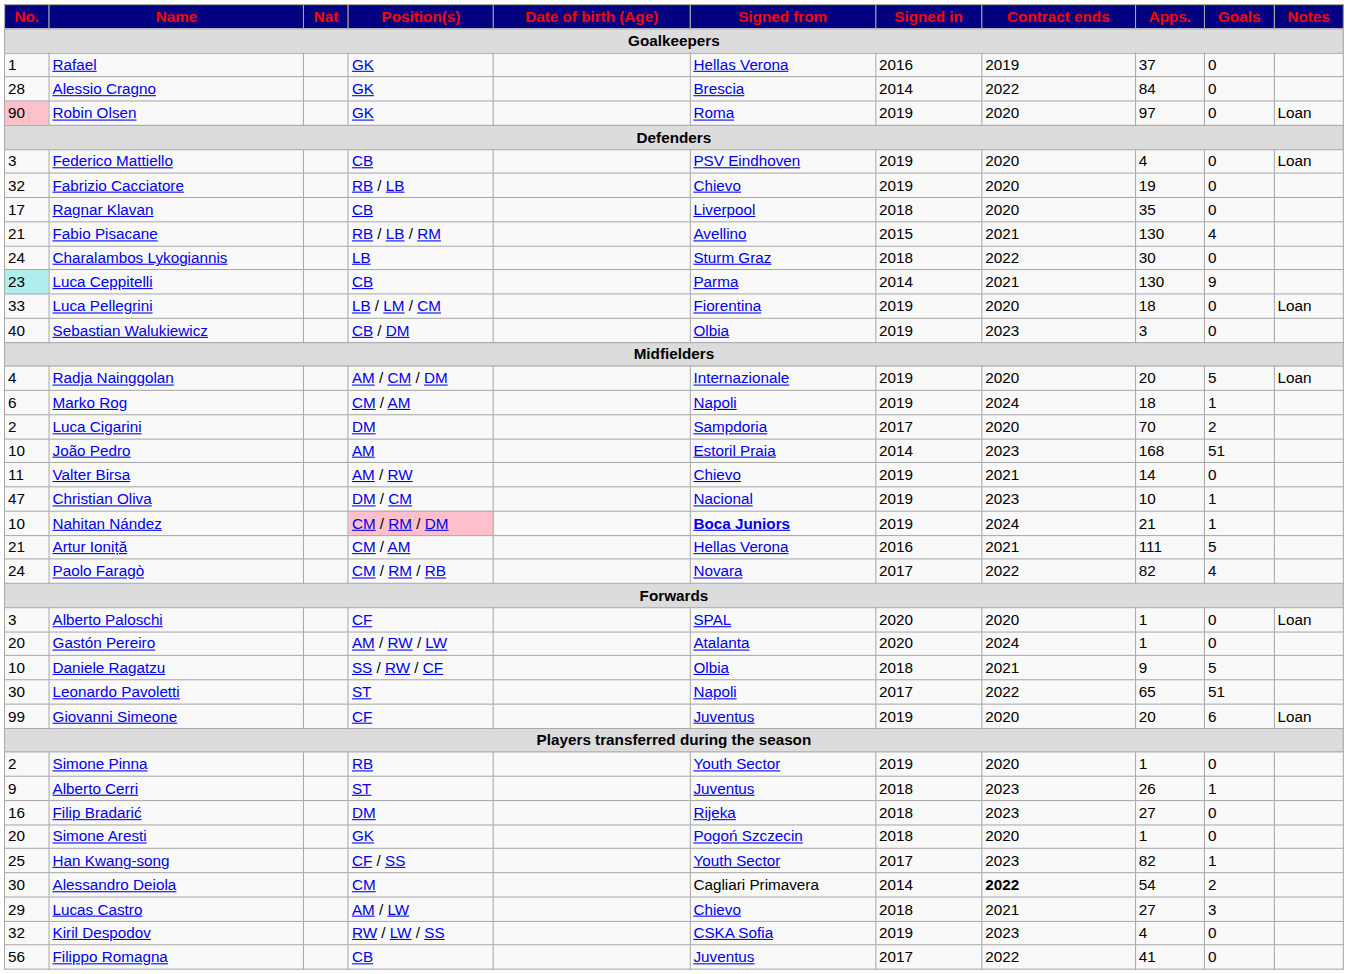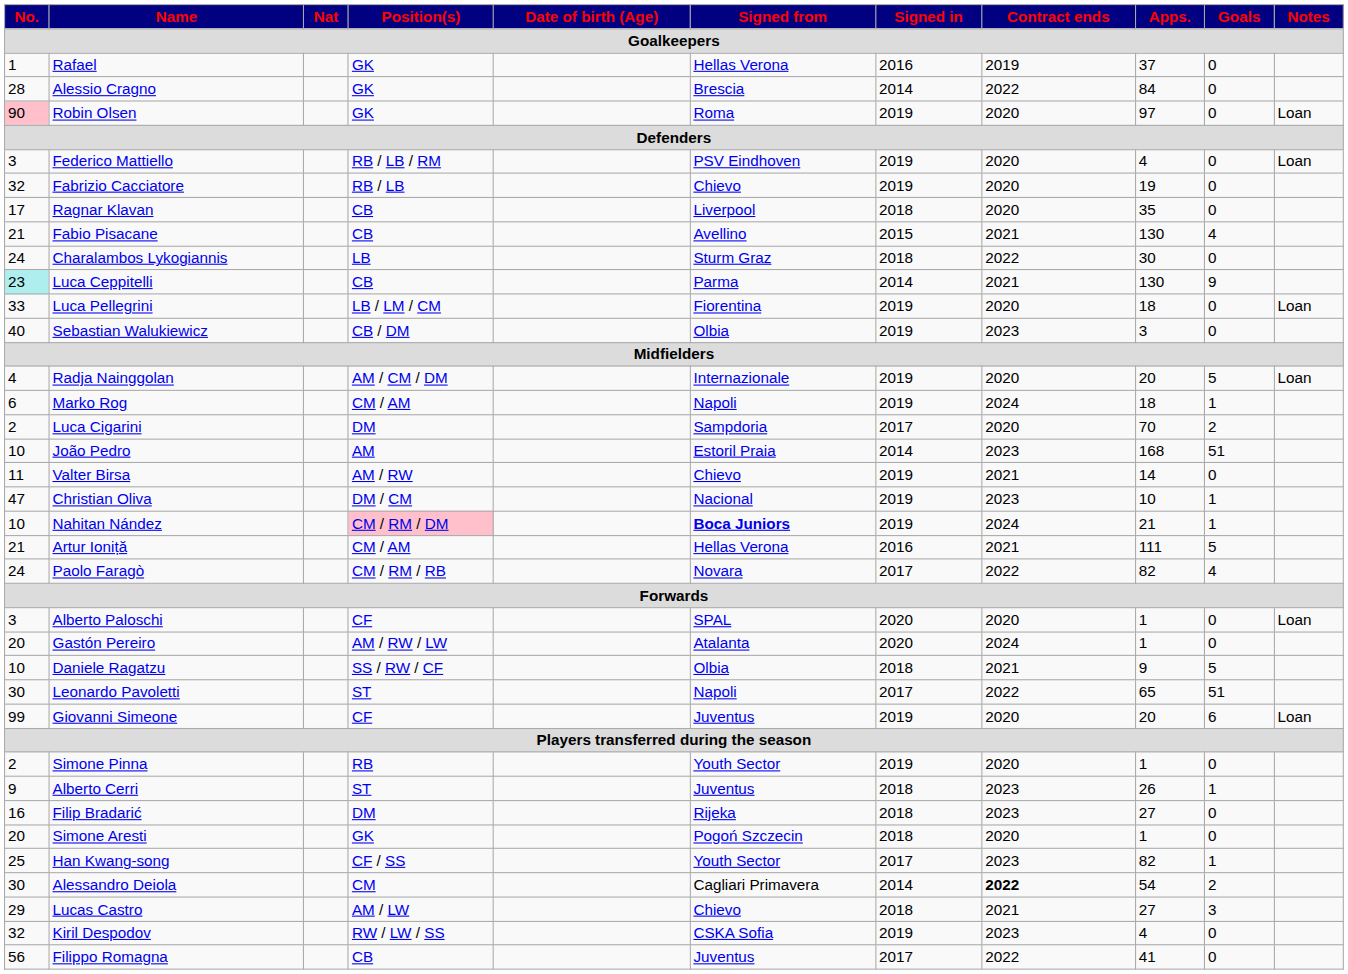(362, 162) CB -> (396, 162) RB / LB / RM
(396, 234) RB / LB / RM -> (362, 234) CB
